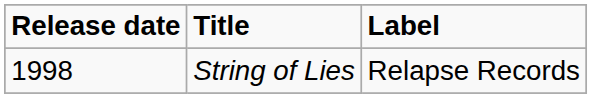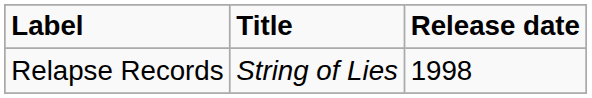columns swapped: (96, 26) <-> (404, 26)
